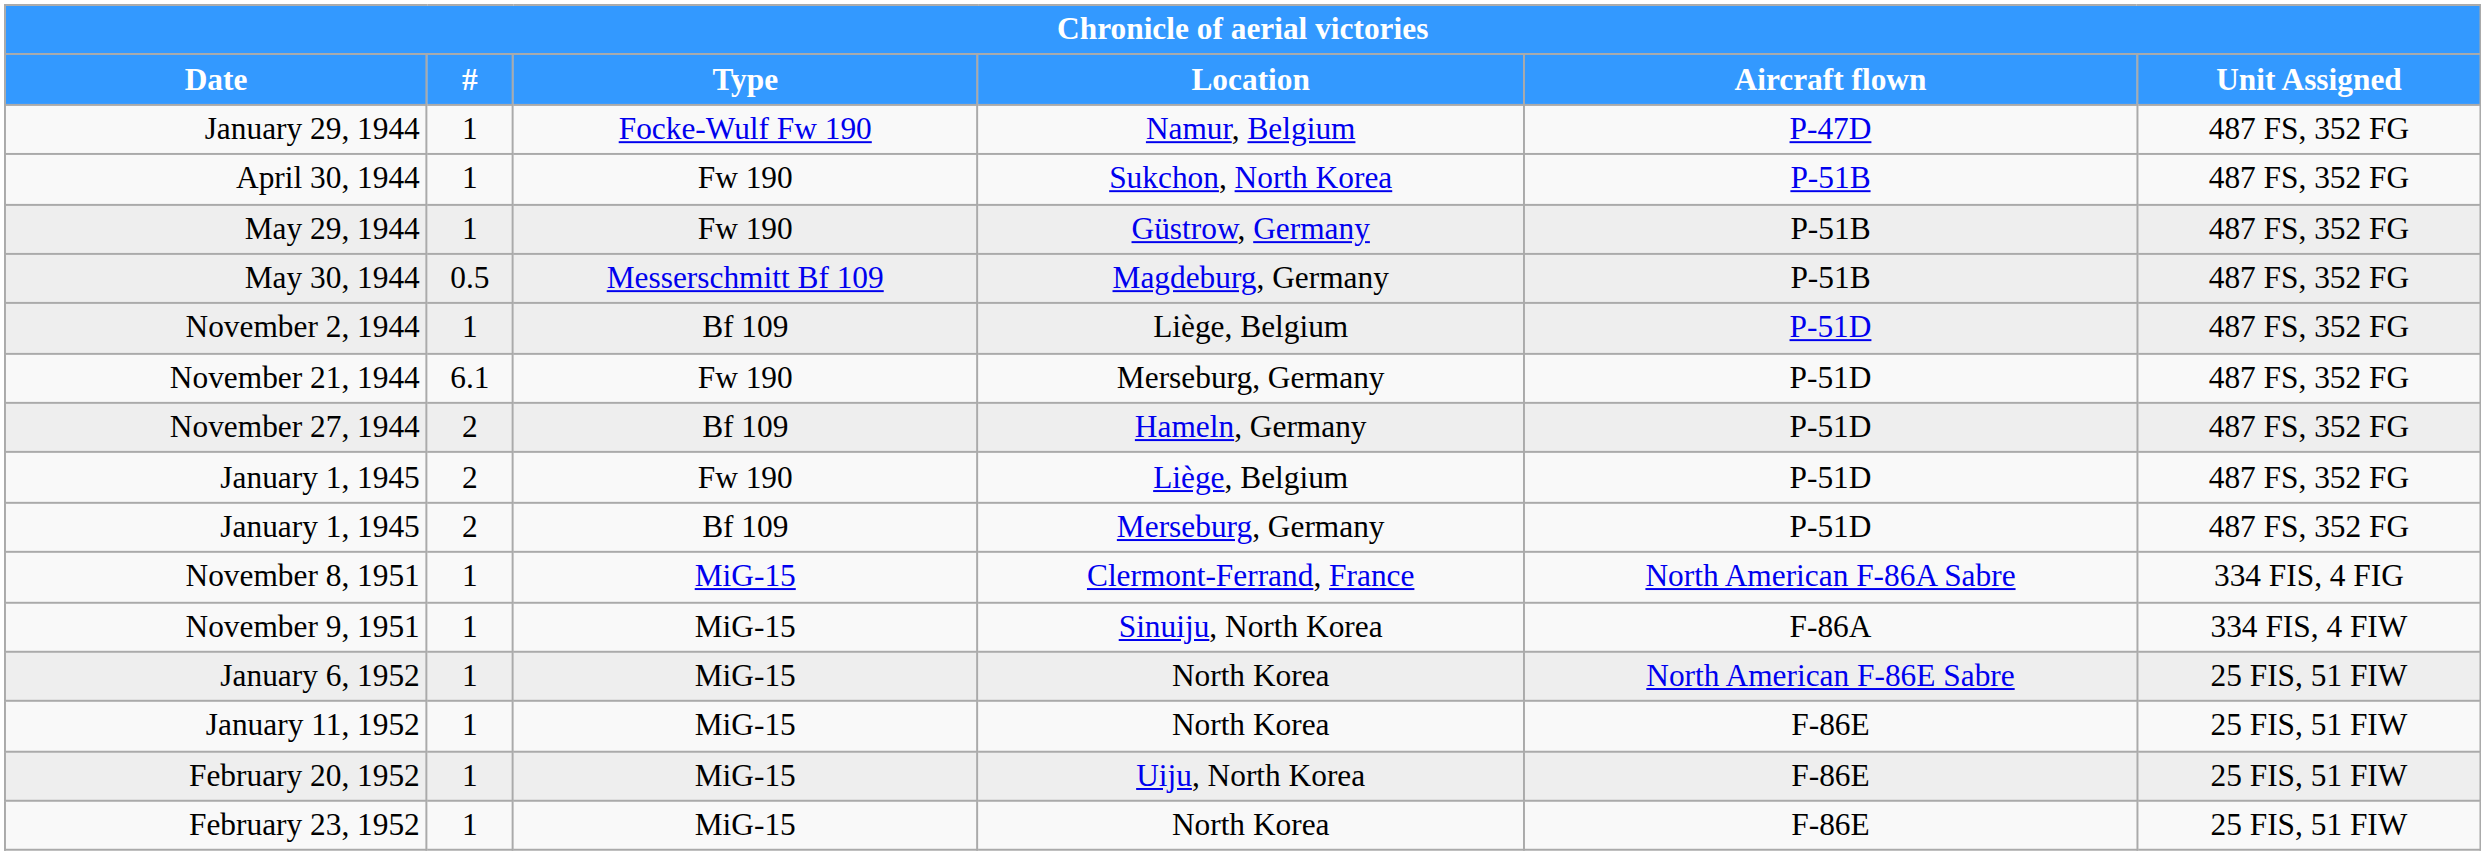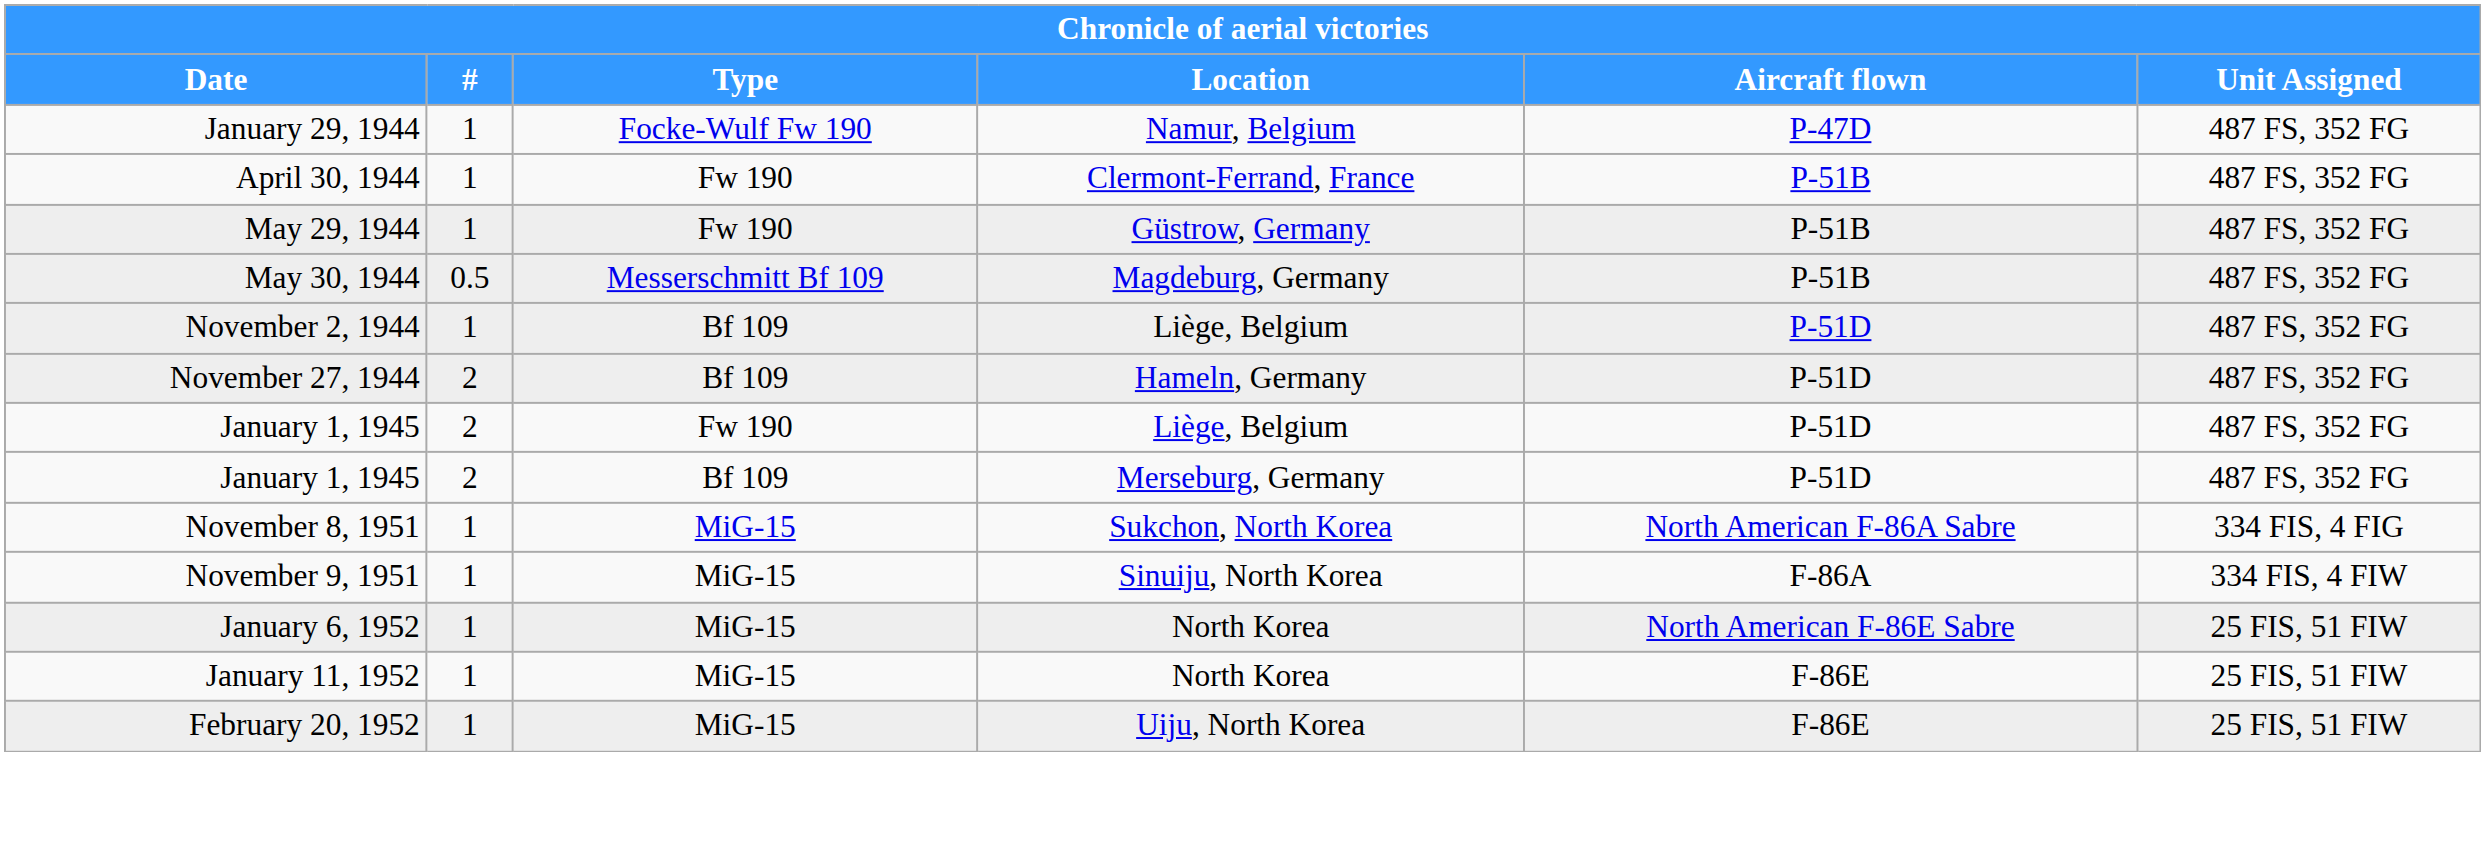(1251, 178) Sukchon, North Korea -> (1251, 178) Clermont-Ferrand, France
- row: (295, 377)
(1251, 576) Clermont-Ferrand, France -> (1251, 526) Sukchon, North Korea
- row: (304, 825)
